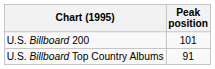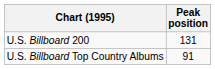(188, 40) 101 -> (188, 40) 131
